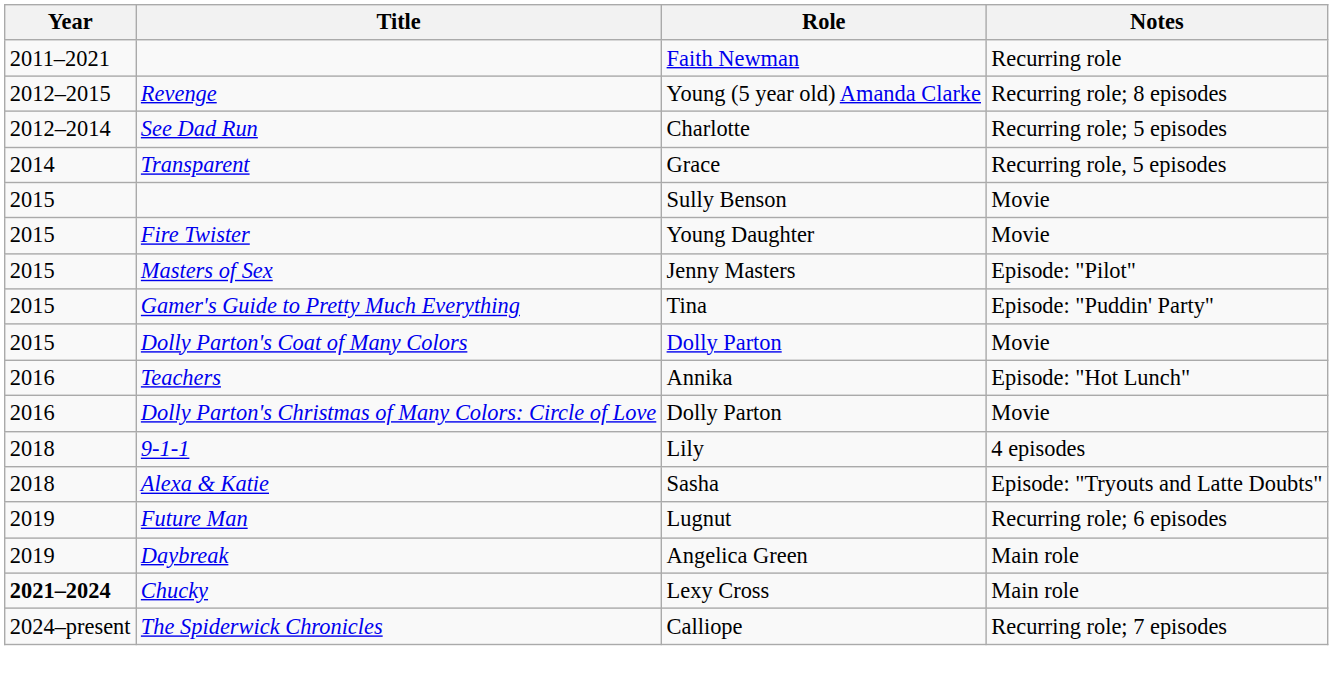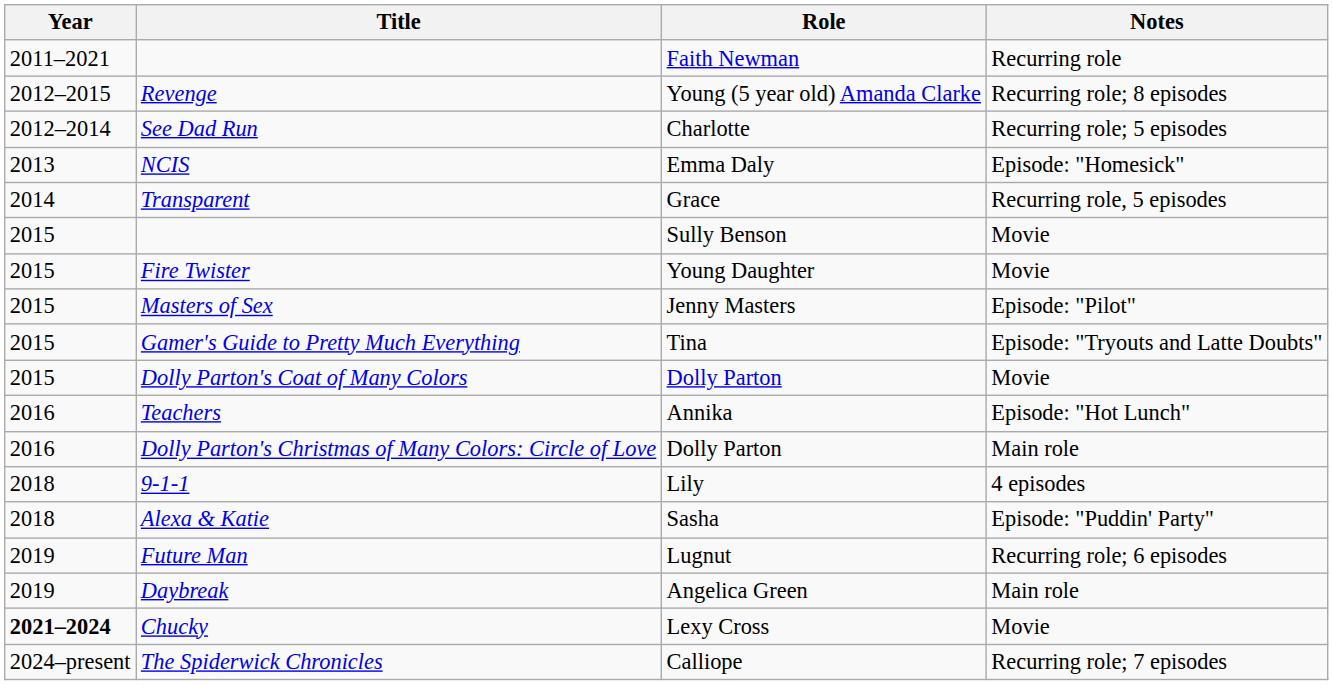+ row: (165, 164)
(1103, 306) Episode: "Puddin' Party" -> (1157, 341) Episode: "Tryouts and Latte Doubts"
(1021, 413) Movie -> (1035, 448) Main role
(1157, 484) Episode: "Tryouts and Latte Doubts" -> (1103, 519) Episode: "Puddin' Party"
(1035, 590) Main role -> (1021, 626) Movie
